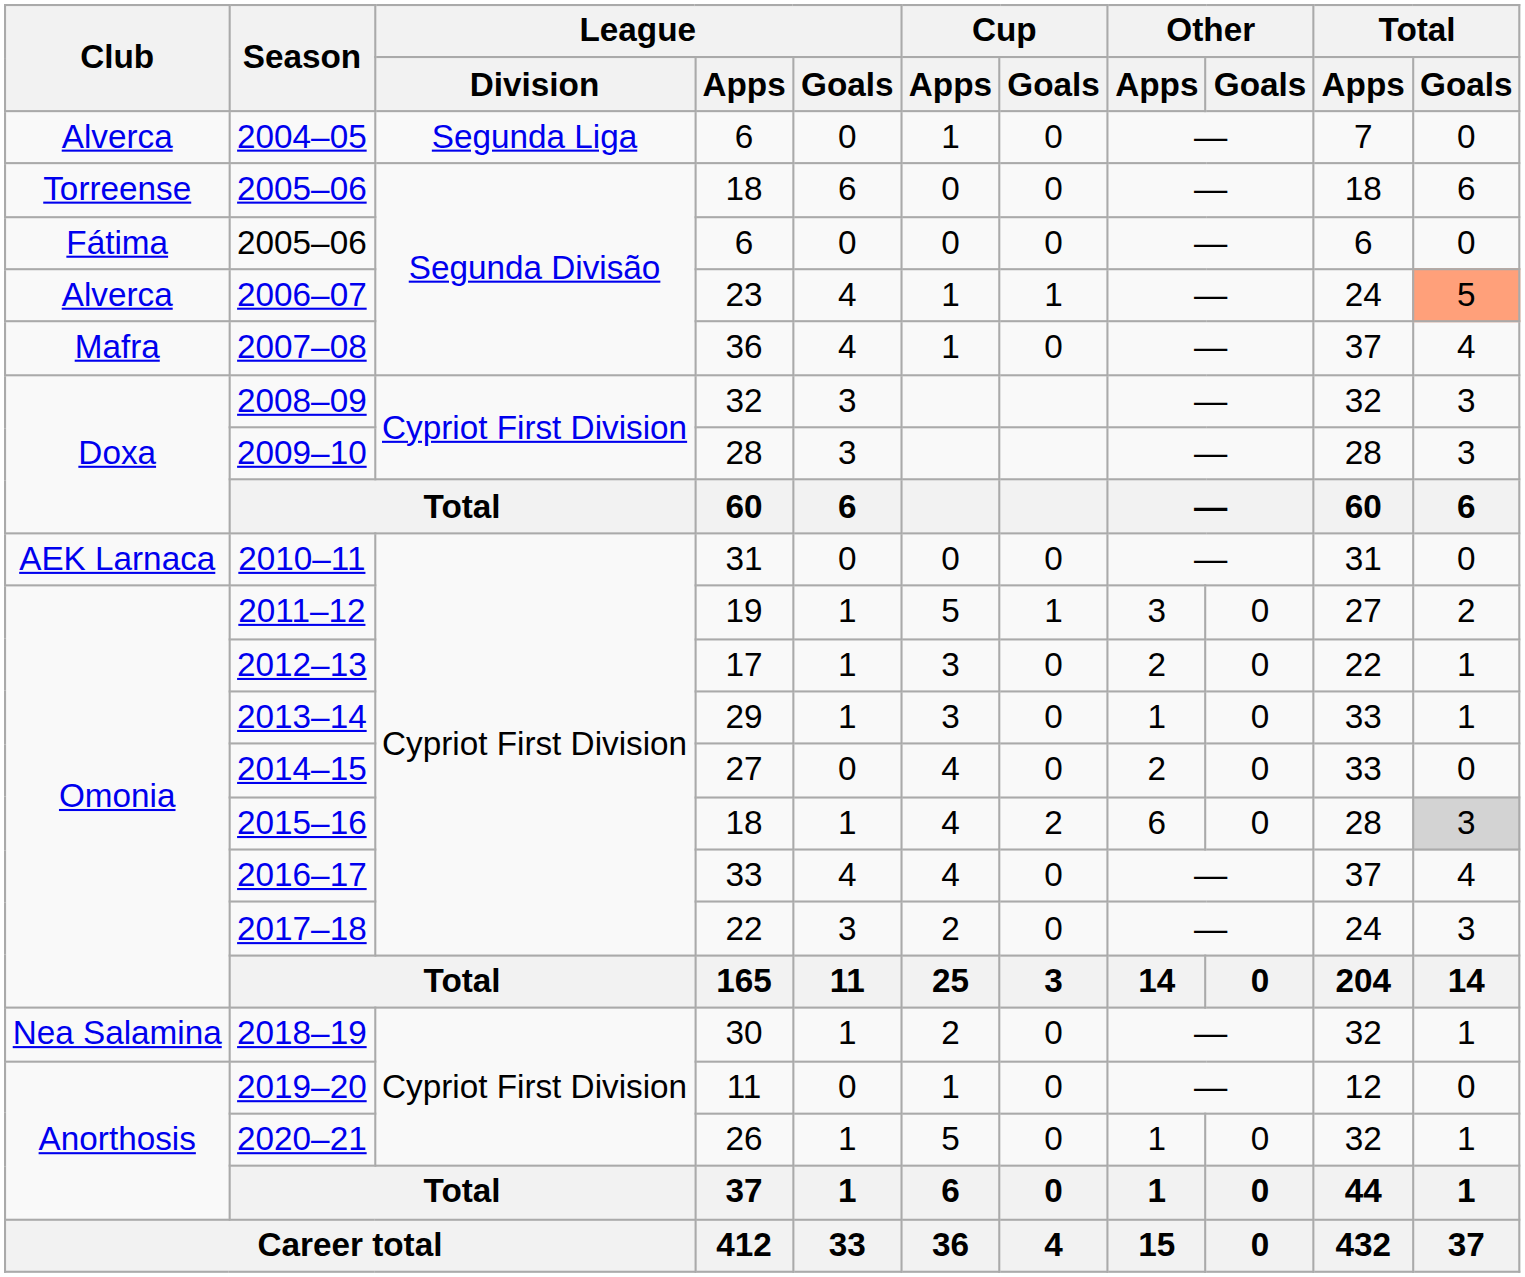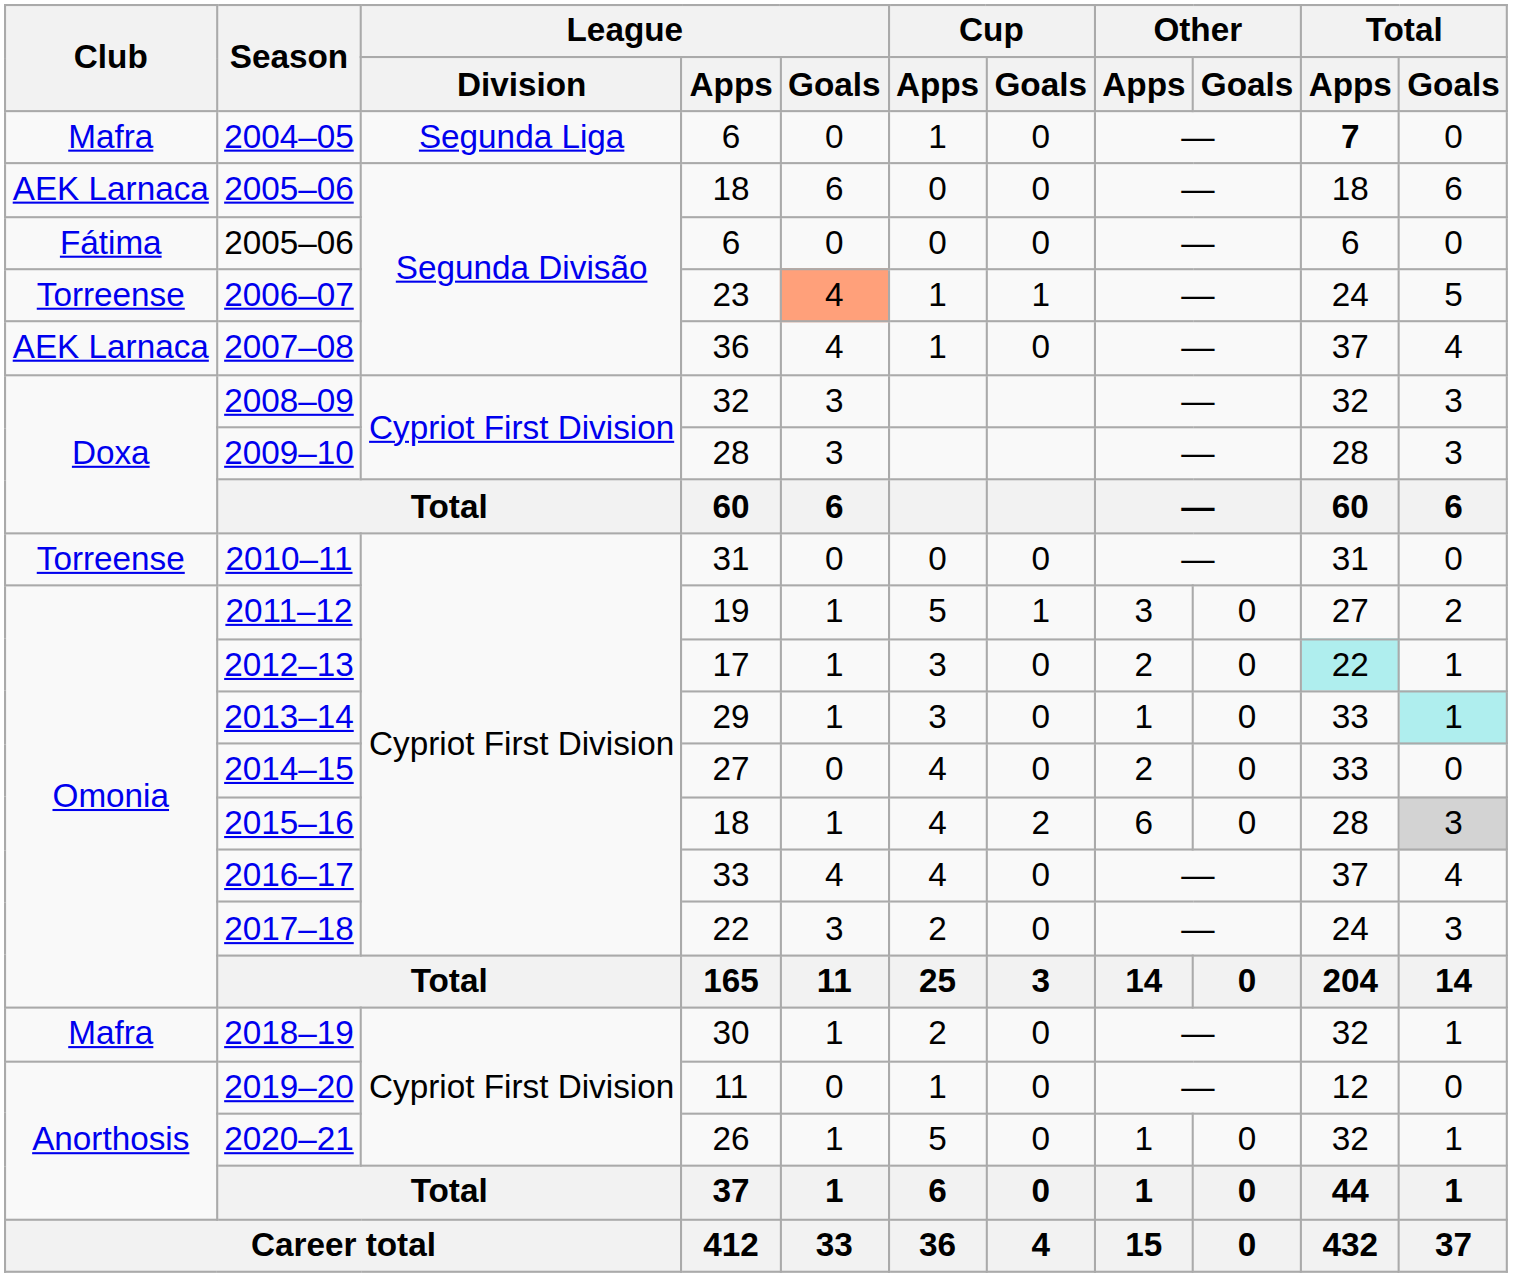(117, 136) Alverca -> (111, 136) Mafra
(1363, 136) normal -> (1350, 136) bold
(117, 189) Torreense -> (111, 189) AEK Larnaca
(117, 294) Alverca -> (111, 294) Torreense
(847, 294) no background -> (834, 294) lightsalmon background
(1466, 294) lightsalmon background -> (1453, 294) no background
(117, 347) Mafra -> (111, 347) AEK Larnaca
(117, 558) AEK Larnaca -> (111, 558) Torreense
(1363, 664) no background -> (1350, 664) paleturquoise background
(1466, 717) no background -> (1453, 717) paleturquoise background
(117, 1033) Nea Salamina -> (111, 1033) Mafra
